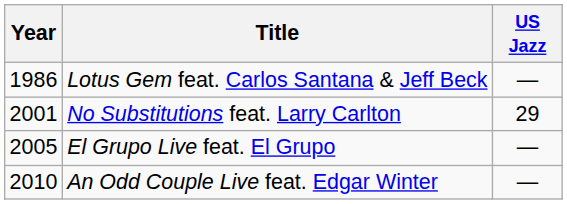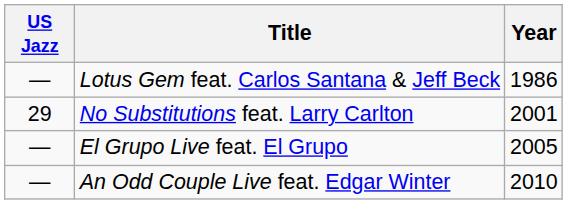columns swapped: (33, 33) <-> (528, 34)
